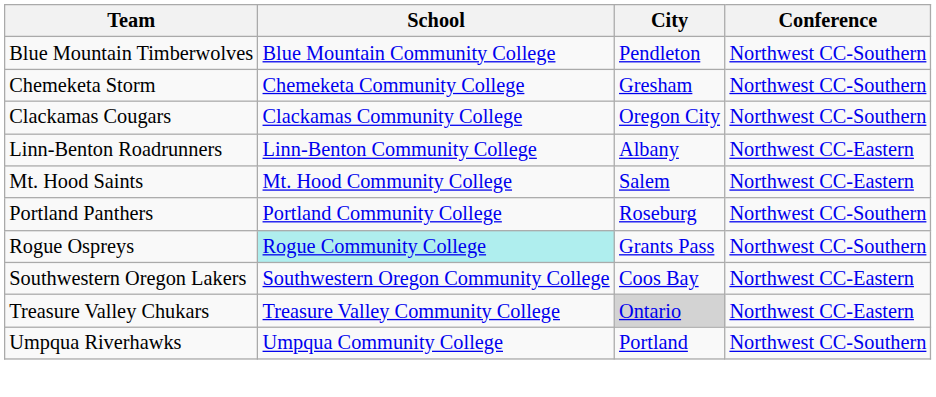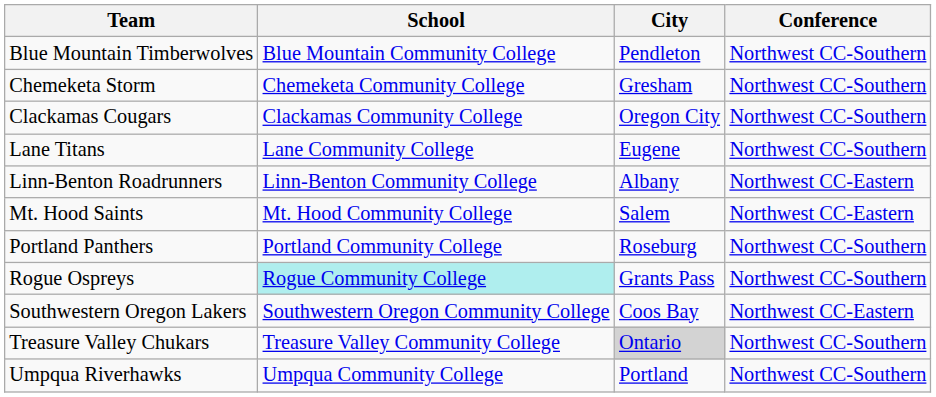+ row: (57, 149)
(822, 310) Northwest CC-Eastern -> (828, 342) Northwest CC-Southern
